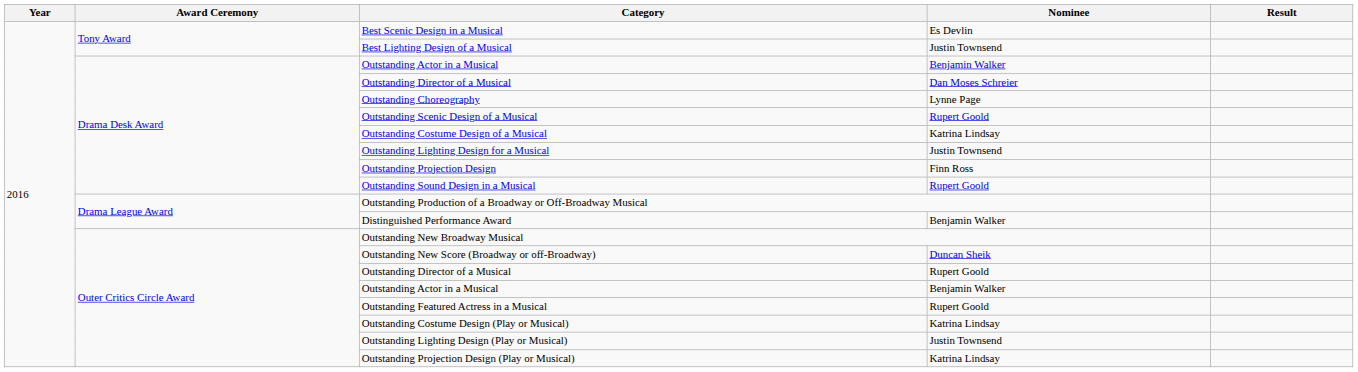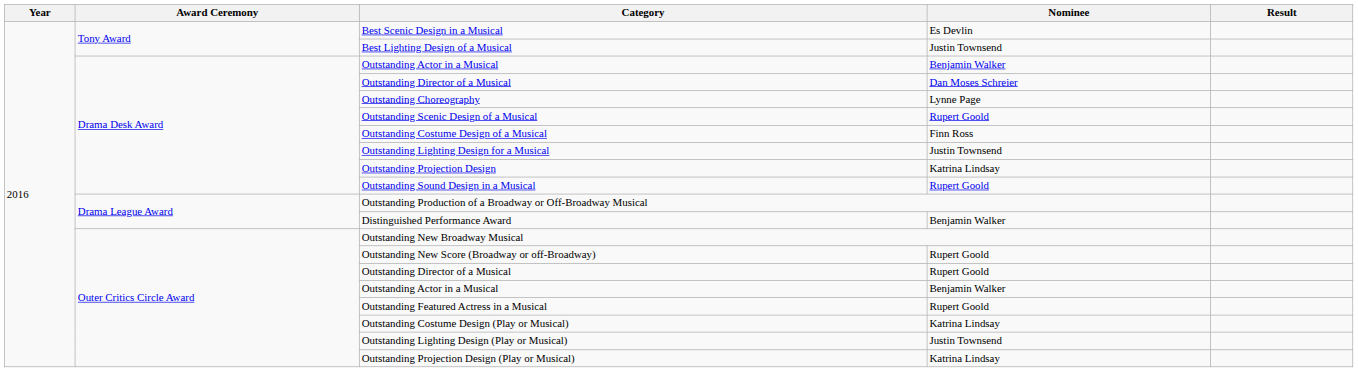(965, 133) Katrina Lindsay -> (951, 133) Finn Ross
(951, 168) Finn Ross -> (965, 168) Katrina Lindsay
(960, 254) Duncan Sheik -> (959, 254) Rupert Goold
